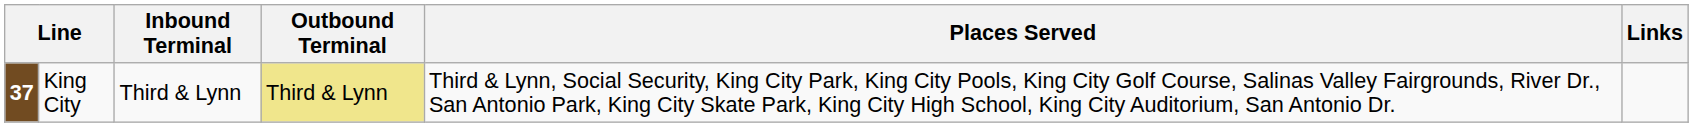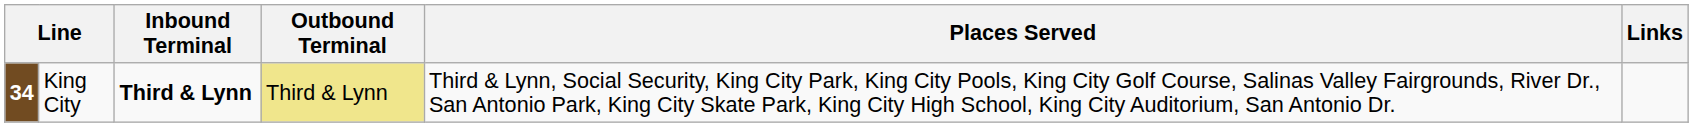(22, 92) 37 -> (22, 92) 34
(180, 92) normal -> (186, 92) bold
